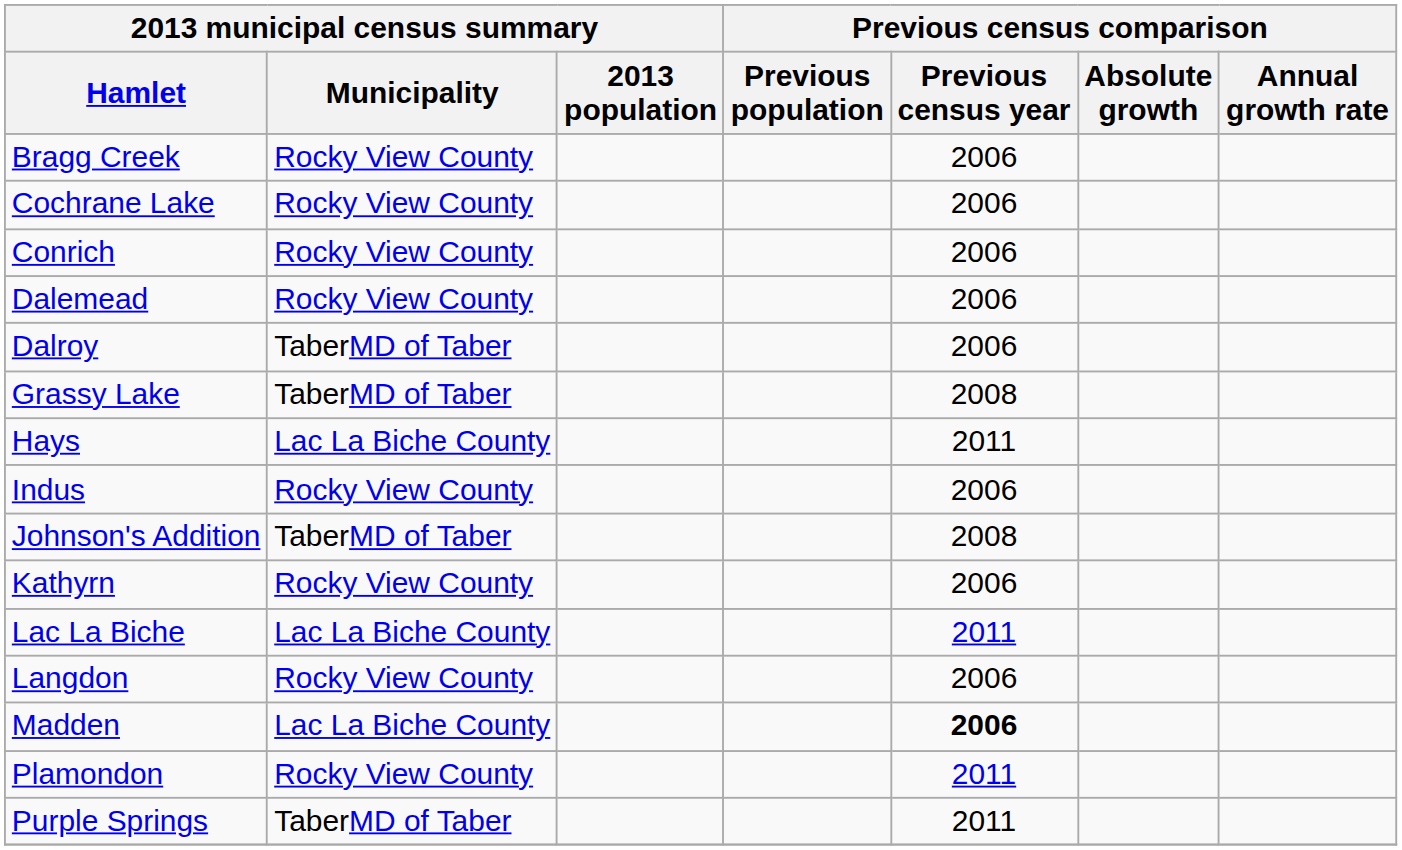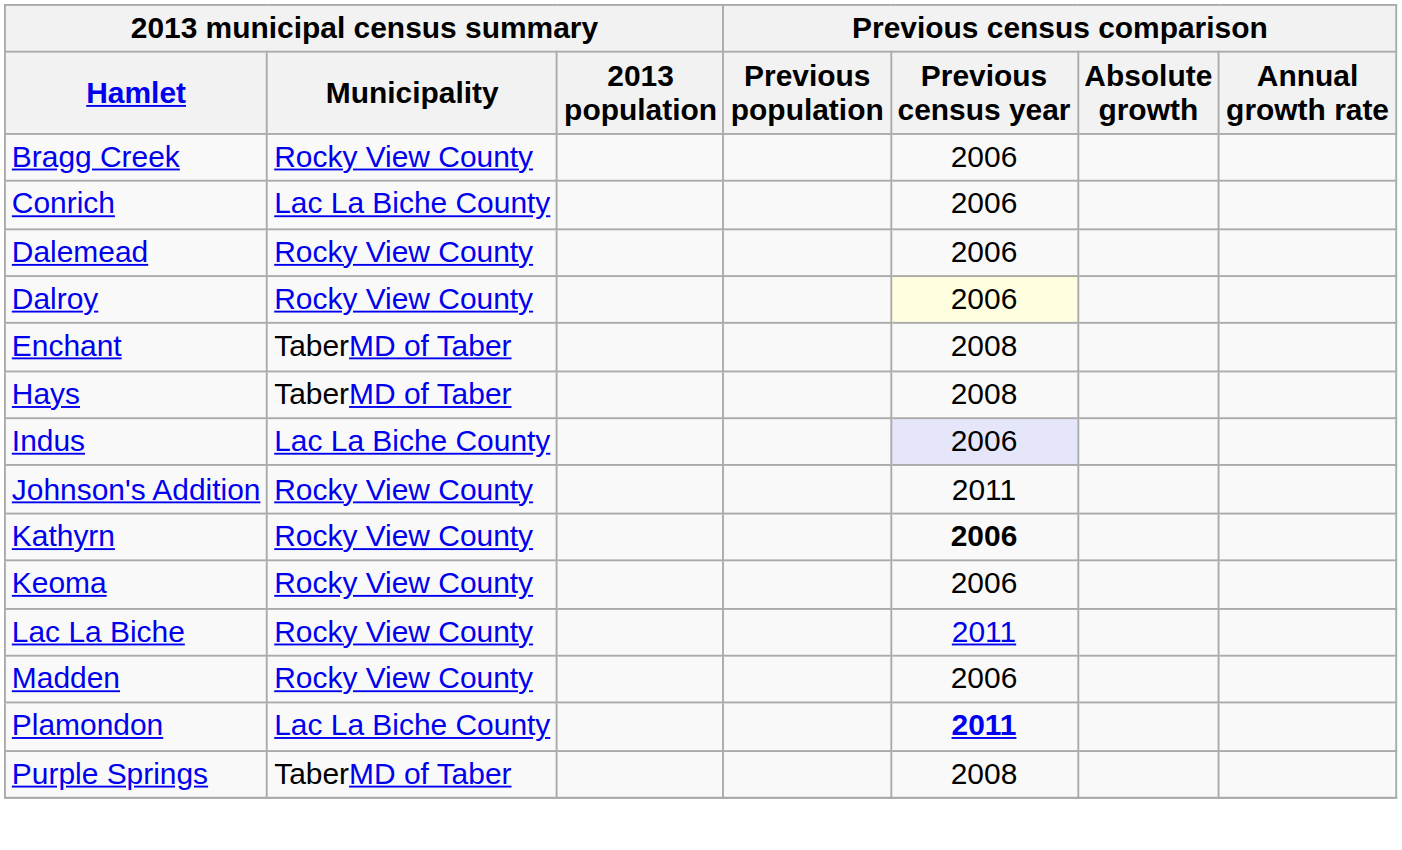- row: (113, 204)
(404, 251) Rocky View County -> (412, 204) Lac La Biche County
(393, 346) TaberMD of Taber -> (404, 299) Rocky View County
(984, 346) no background -> (984, 299) lightyellow background
+ row: (67, 346)
- row: (96, 394)
(412, 441) Lac La Biche County -> (393, 394) TaberMD of Taber
(984, 441) 2011 -> (984, 394) 2008
(404, 488) Rocky View County -> (412, 441) Lac La Biche County
(984, 488) no background -> (984, 441) lavender background
(393, 536) TaberMD of Taber -> (404, 488) Rocky View County
(984, 536) 2008 -> (984, 488) 2011
(984, 583) normal -> (984, 536) bold
+ row: (59, 583)
(412, 631) Lac La Biche County -> (404, 631) Rocky View County
- row: (70, 678)
(412, 726) Lac La Biche County -> (404, 678) Rocky View County
(984, 726) bold -> (984, 678) normal
(404, 773) Rocky View County -> (412, 726) Lac La Biche County
(984, 773) normal -> (984, 726) bold
(984, 821) 2011 -> (984, 773) 2008
